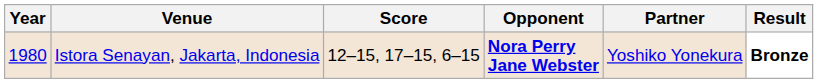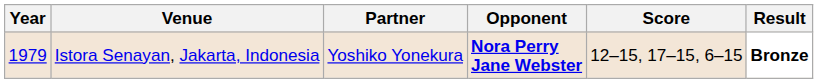columns swapped: (675, 19) <-> (404, 19)
(28, 55) 1980 -> (28, 55) 1979
